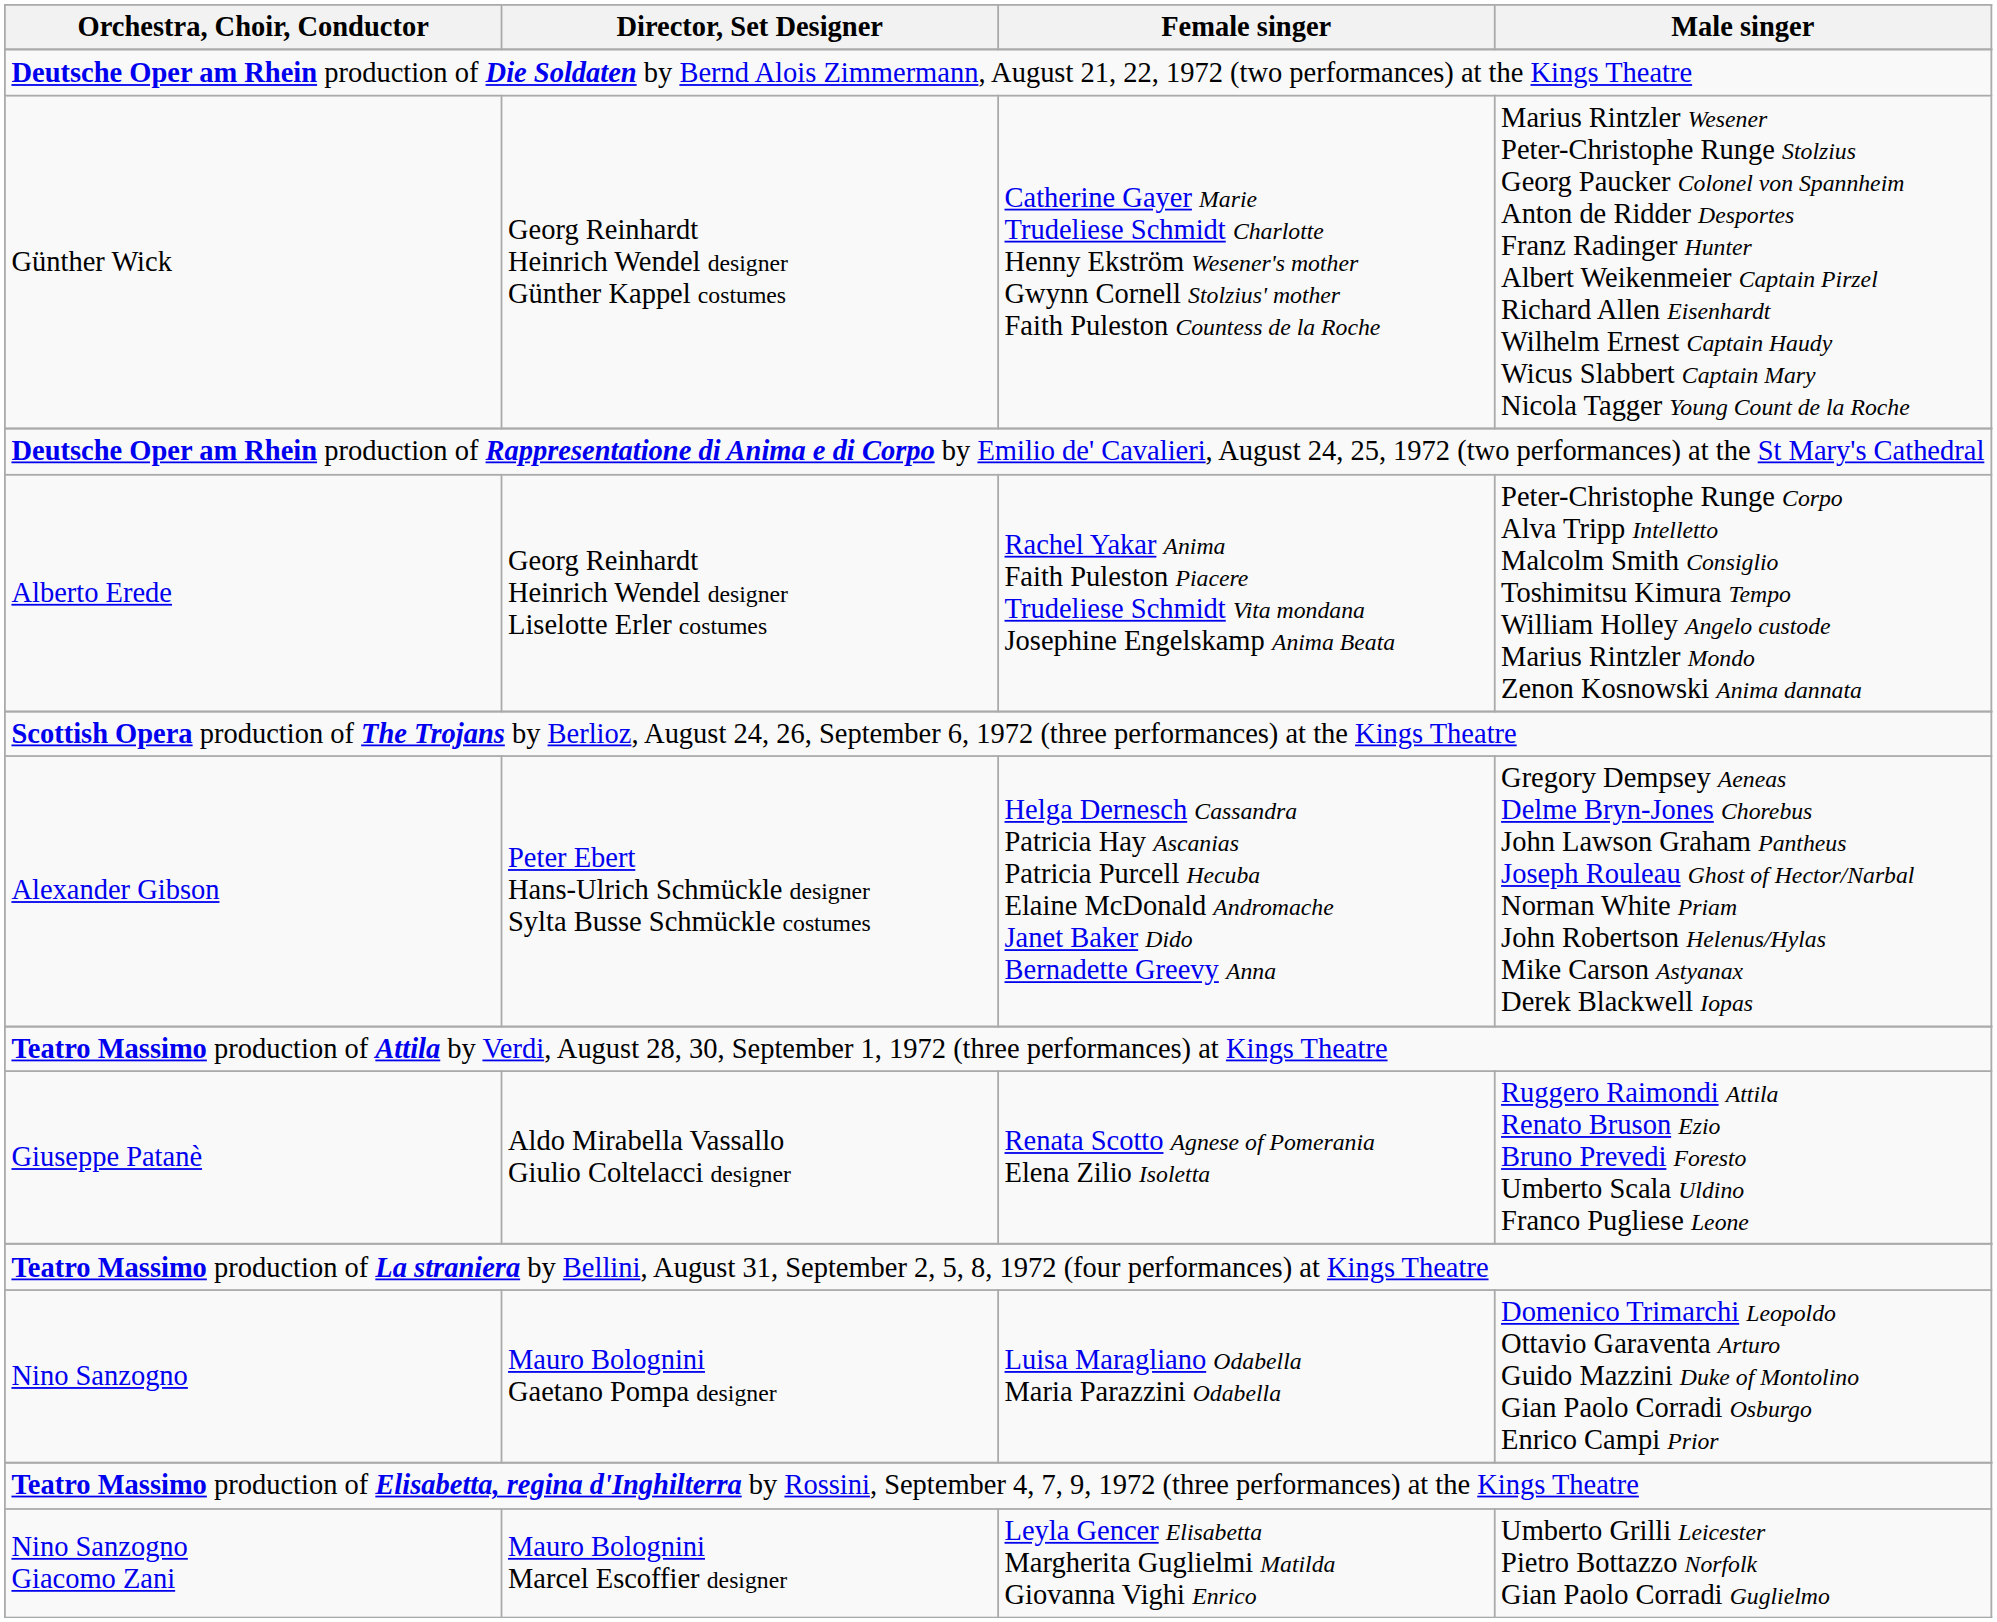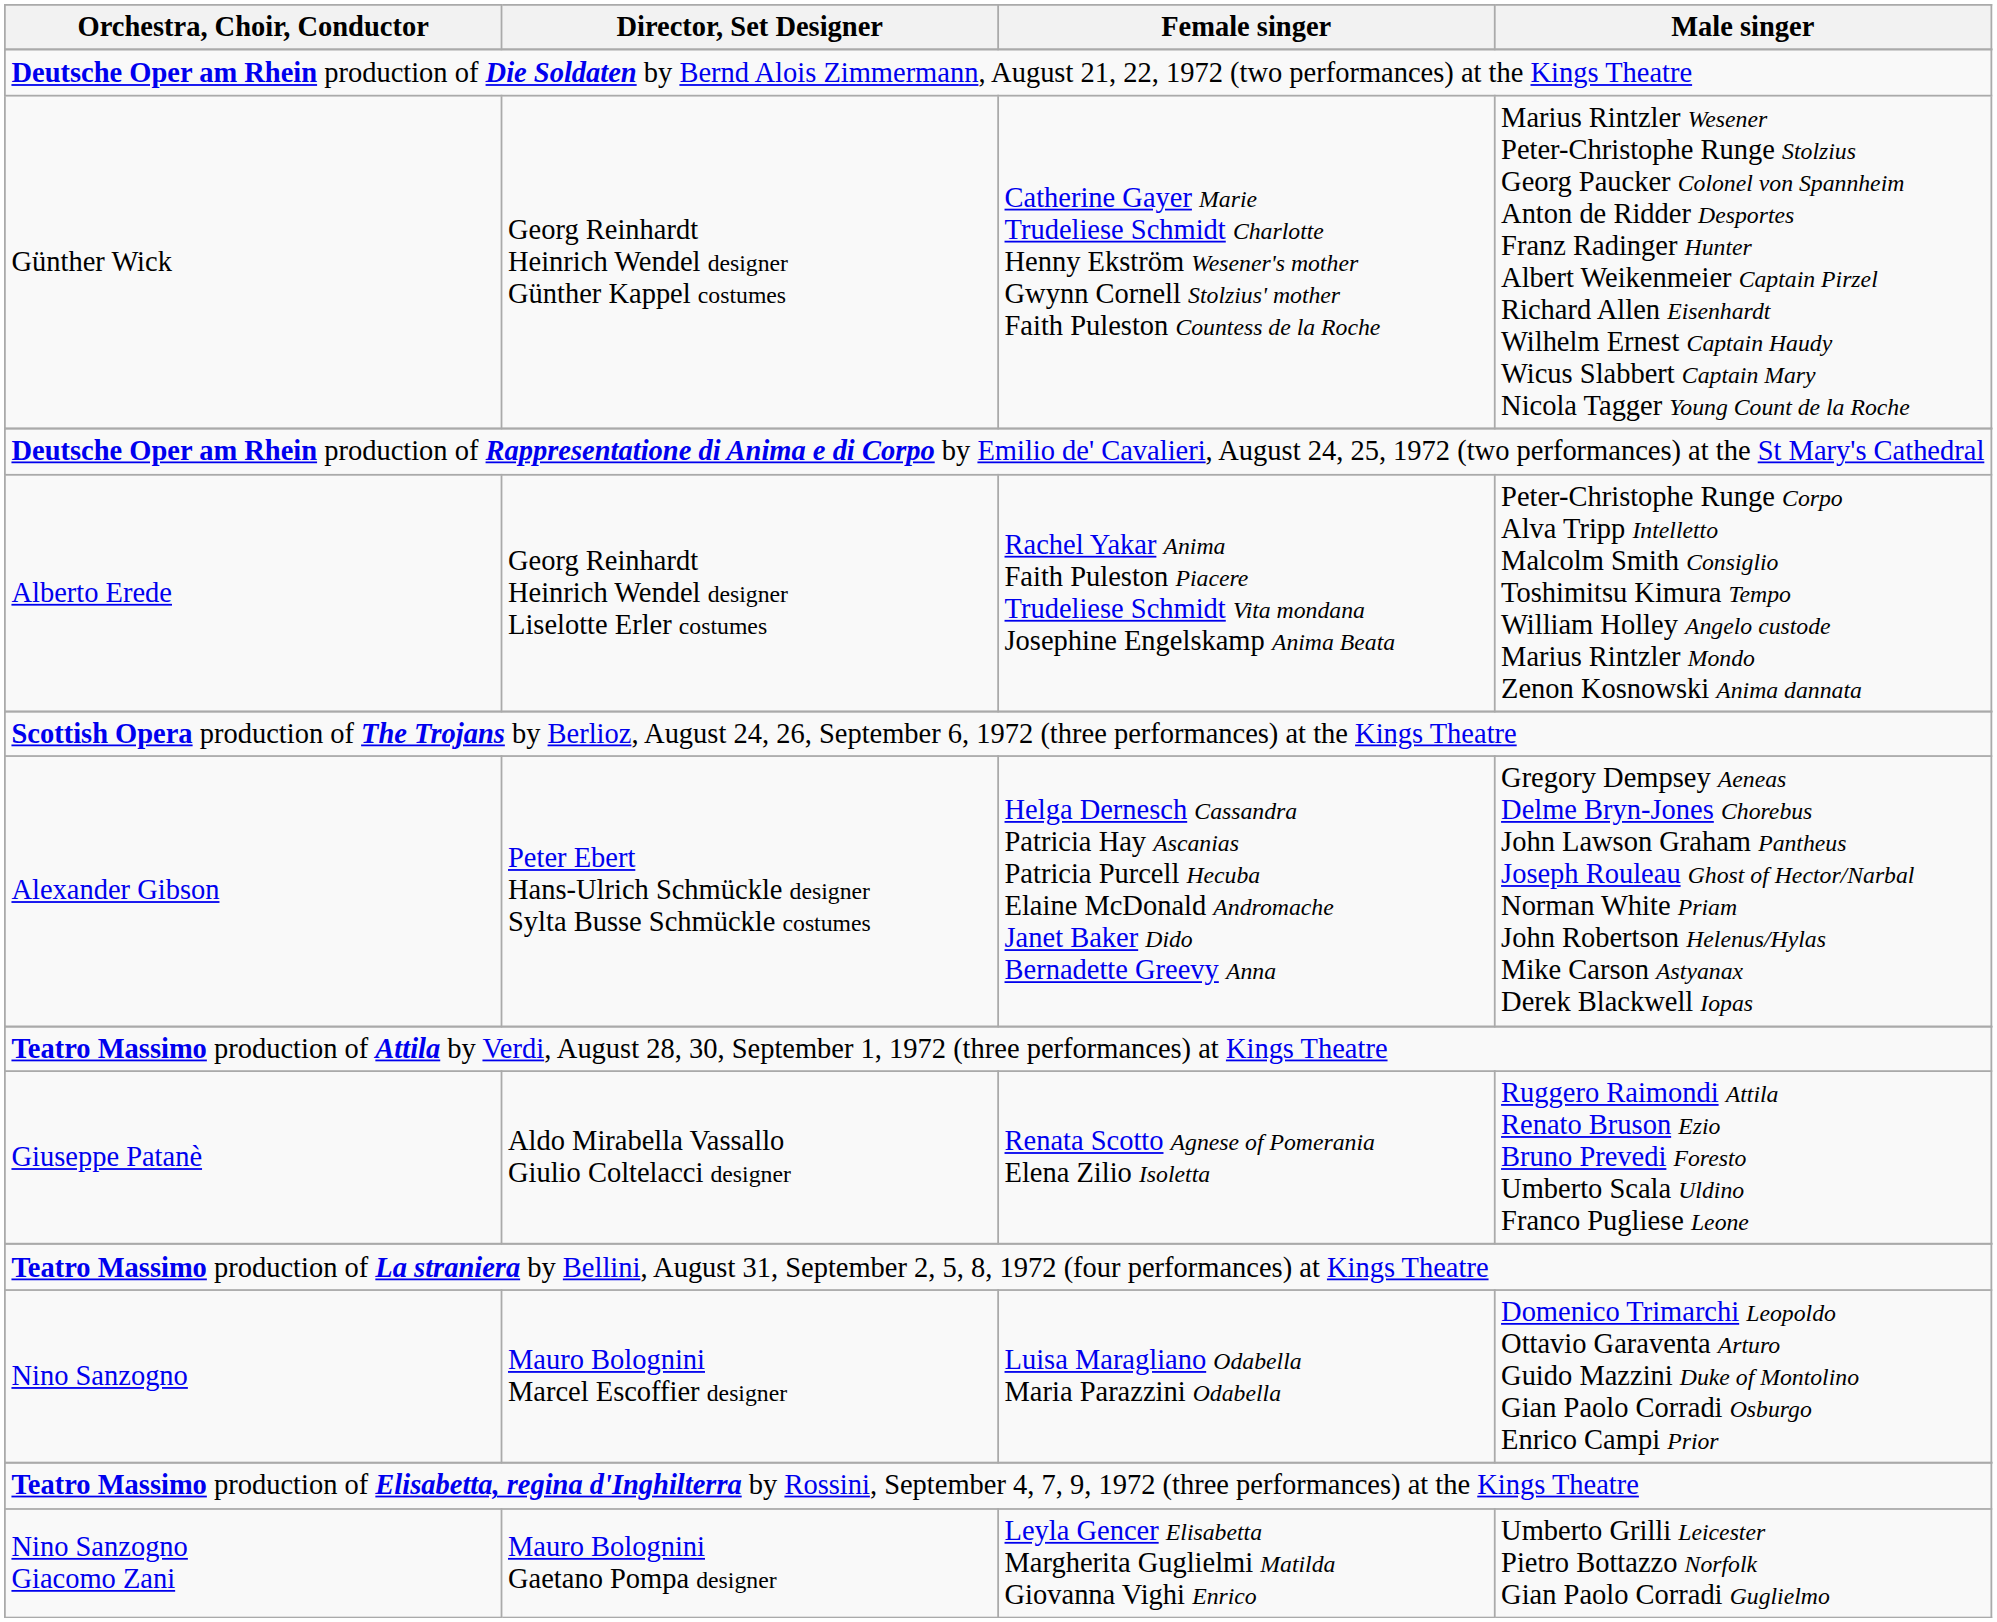(642, 1375) Mauro Bolognini Gaetano Pompa designer -> (648, 1375) Mauro Bolognini Marcel Escoffier designer
(648, 1562) Mauro Bolognini Marcel Escoffier designer -> (642, 1562) Mauro Bolognini Gaetano Pompa designer
